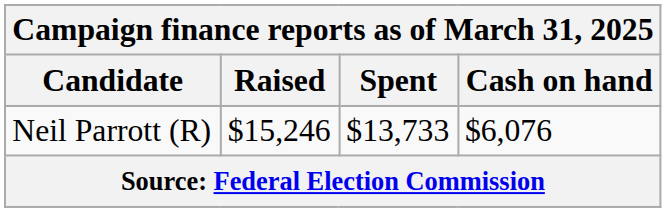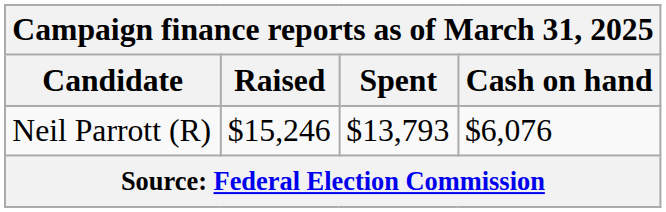(398, 130) $13,733 -> (398, 130) $13,793
